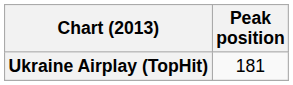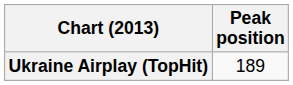(250, 66) 181 -> (250, 66) 189
